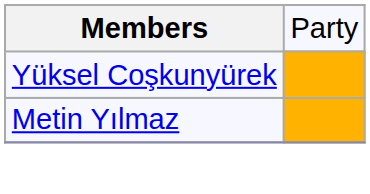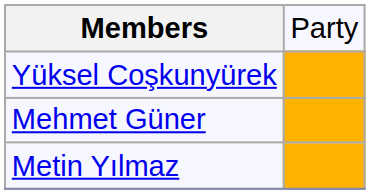+ row: (109, 120)
